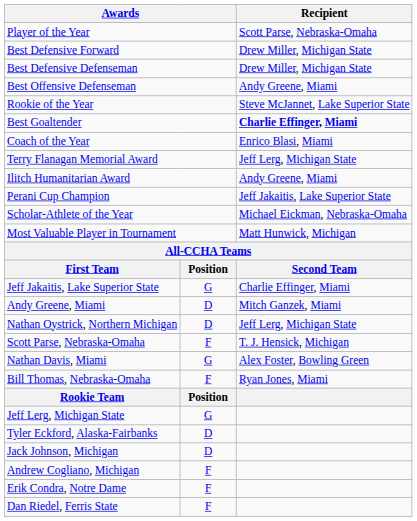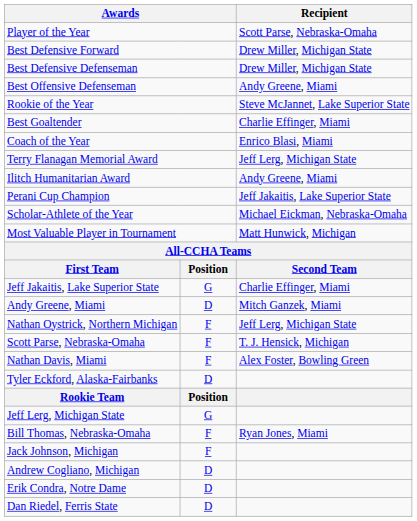(298, 123) bold -> (295, 123) normal
(208, 324) D -> (208, 324) F
(208, 360) G -> (208, 360) F
rows swapped: (79, 379) <-> (82, 433)
(208, 452) D -> (208, 452) F
(208, 470) F -> (208, 470) D
(208, 488) F -> (208, 488) D
(208, 506) F -> (208, 506) D
